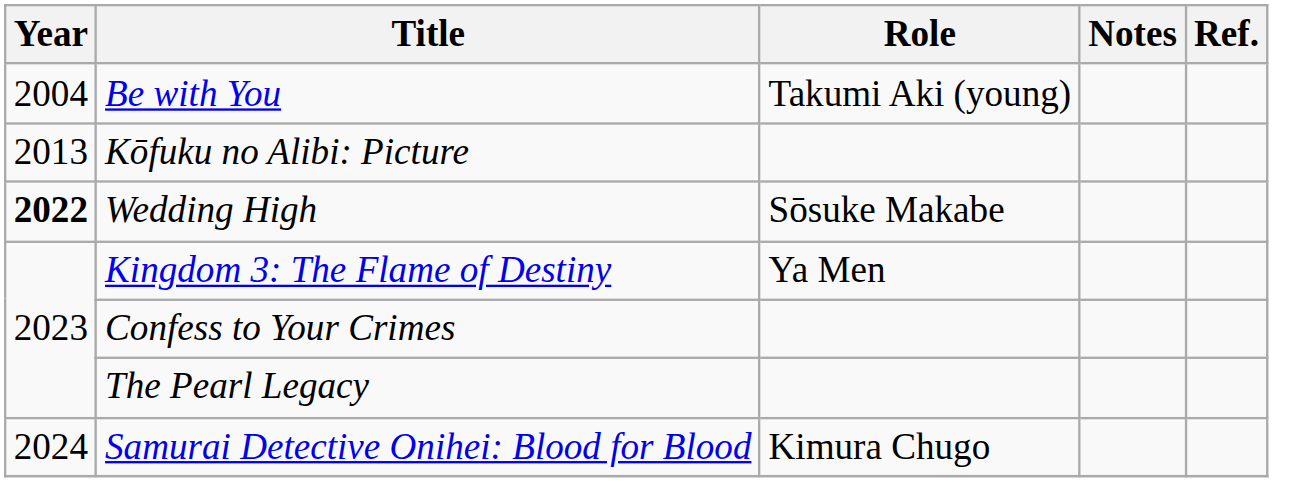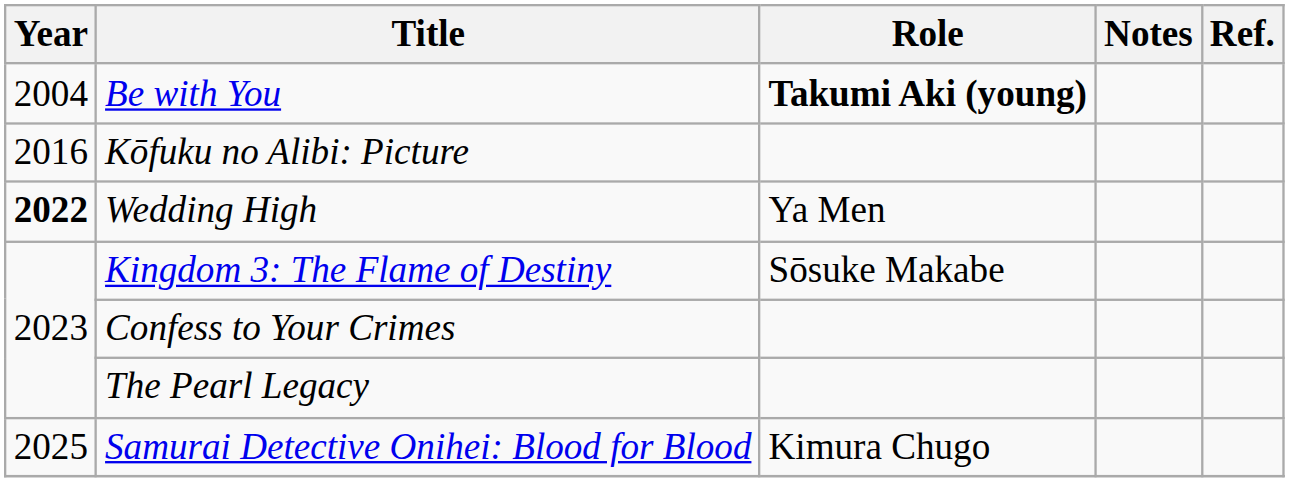(920, 92) normal -> (928, 92) bold
(51, 151) 2013 -> (51, 151) 2016
(887, 210) Sōsuke Makabe -> (827, 210) Ya Men
(827, 269) Ya Men -> (887, 269) Sōsuke Makabe
(51, 446) 2024 -> (51, 446) 2025
